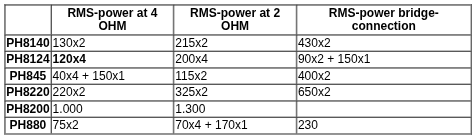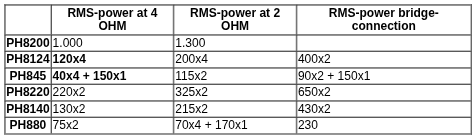rows swapped: (28, 109) <-> (28, 43)
(334, 59) 90x2 + 150x1 -> (314, 59) 400x2
(89, 76) normal -> (89, 76) bold
(314, 76) 400x2 -> (334, 76) 90x2 + 150x1
